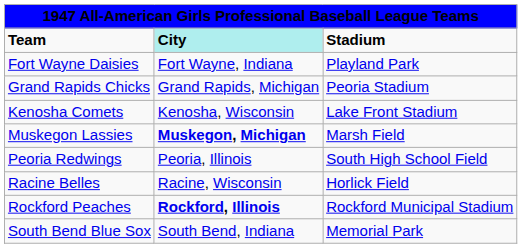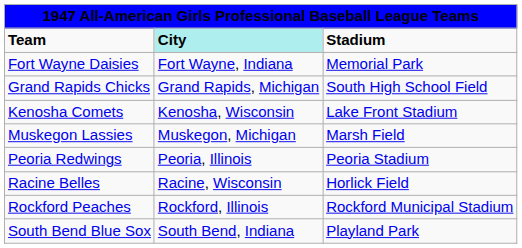(373, 64) Playland Park -> (375, 64) Memorial Park
(378, 87) Peoria Stadium -> (407, 87) South High School Field
(232, 135) bold -> (227, 135) normal
(407, 159) South High School Field -> (378, 159) Peoria Stadium
(219, 207) bold -> (213, 207) normal
(375, 231) Memorial Park -> (373, 231) Playland Park
